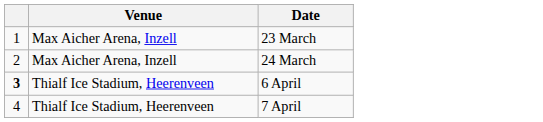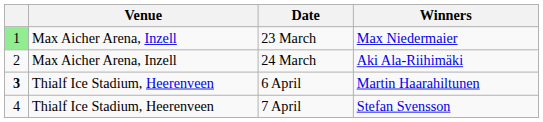+ column: (446, 15)
(17, 38) no background -> (17, 38) lightgreen background
